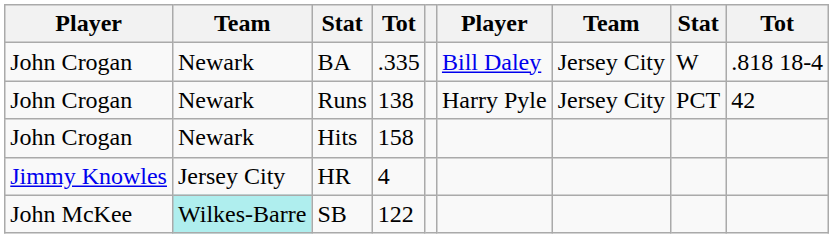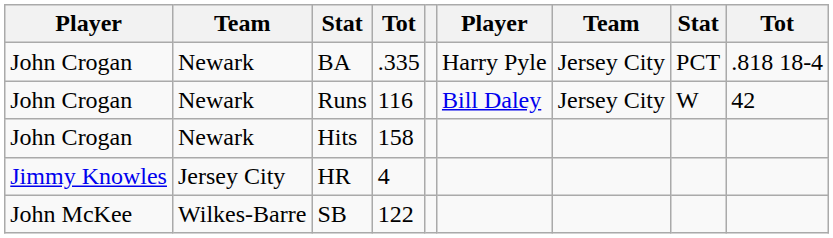(492, 61) Bill Daley -> (494, 61) Harry Pyle
(687, 61) W -> (698, 61) PCT
(396, 99) 138 -> (395, 99) 116
(494, 99) Harry Pyle -> (492, 99) Bill Daley
(698, 99) PCT -> (687, 99) W
(242, 213) paleturquoise background -> (242, 213) no background
